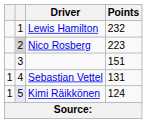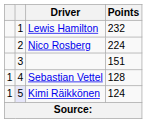(20, 45) lightgrey background -> (20, 45) no background
(116, 45) 223 -> (116, 45) 224
(116, 77) 131 -> (116, 77) 128
